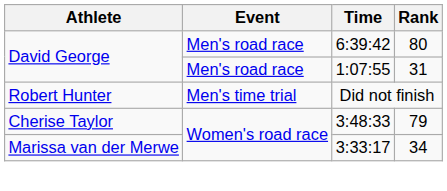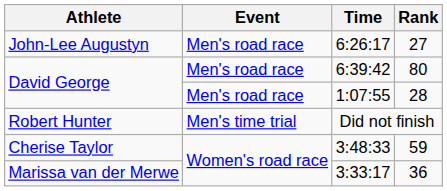+ row: (363, 44)
(418, 70) 31 -> (418, 96) 28
(418, 122) 79 -> (418, 148) 59
(418, 148) 34 -> (418, 174) 36
